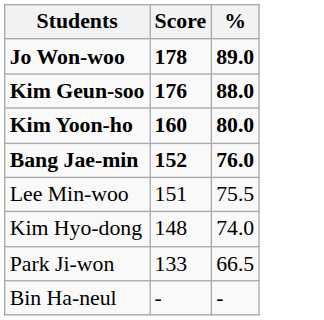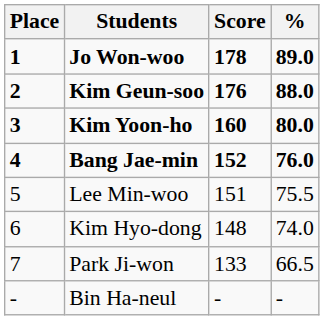+ column: (34, 21)
